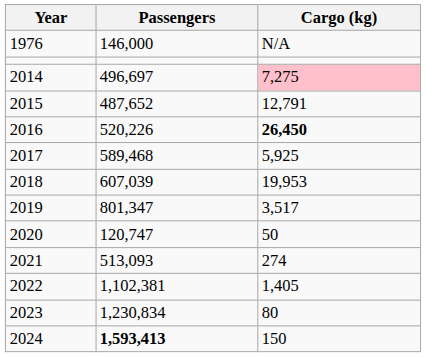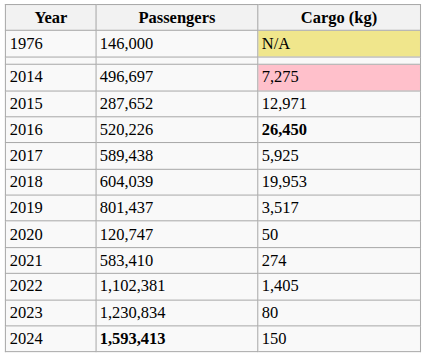(276, 43) no background -> (276, 43) khaki background
(126, 103) 487,652 -> (126, 103) 287,652
(284, 103) 12,791 -> (284, 103) 12,971
(126, 155) 589,468 -> (126, 155) 589,438
(126, 181) 607,039 -> (126, 181) 604,039
(126, 208) 801,347 -> (126, 208) 801,437
(126, 260) 513,093 -> (126, 260) 583,410
